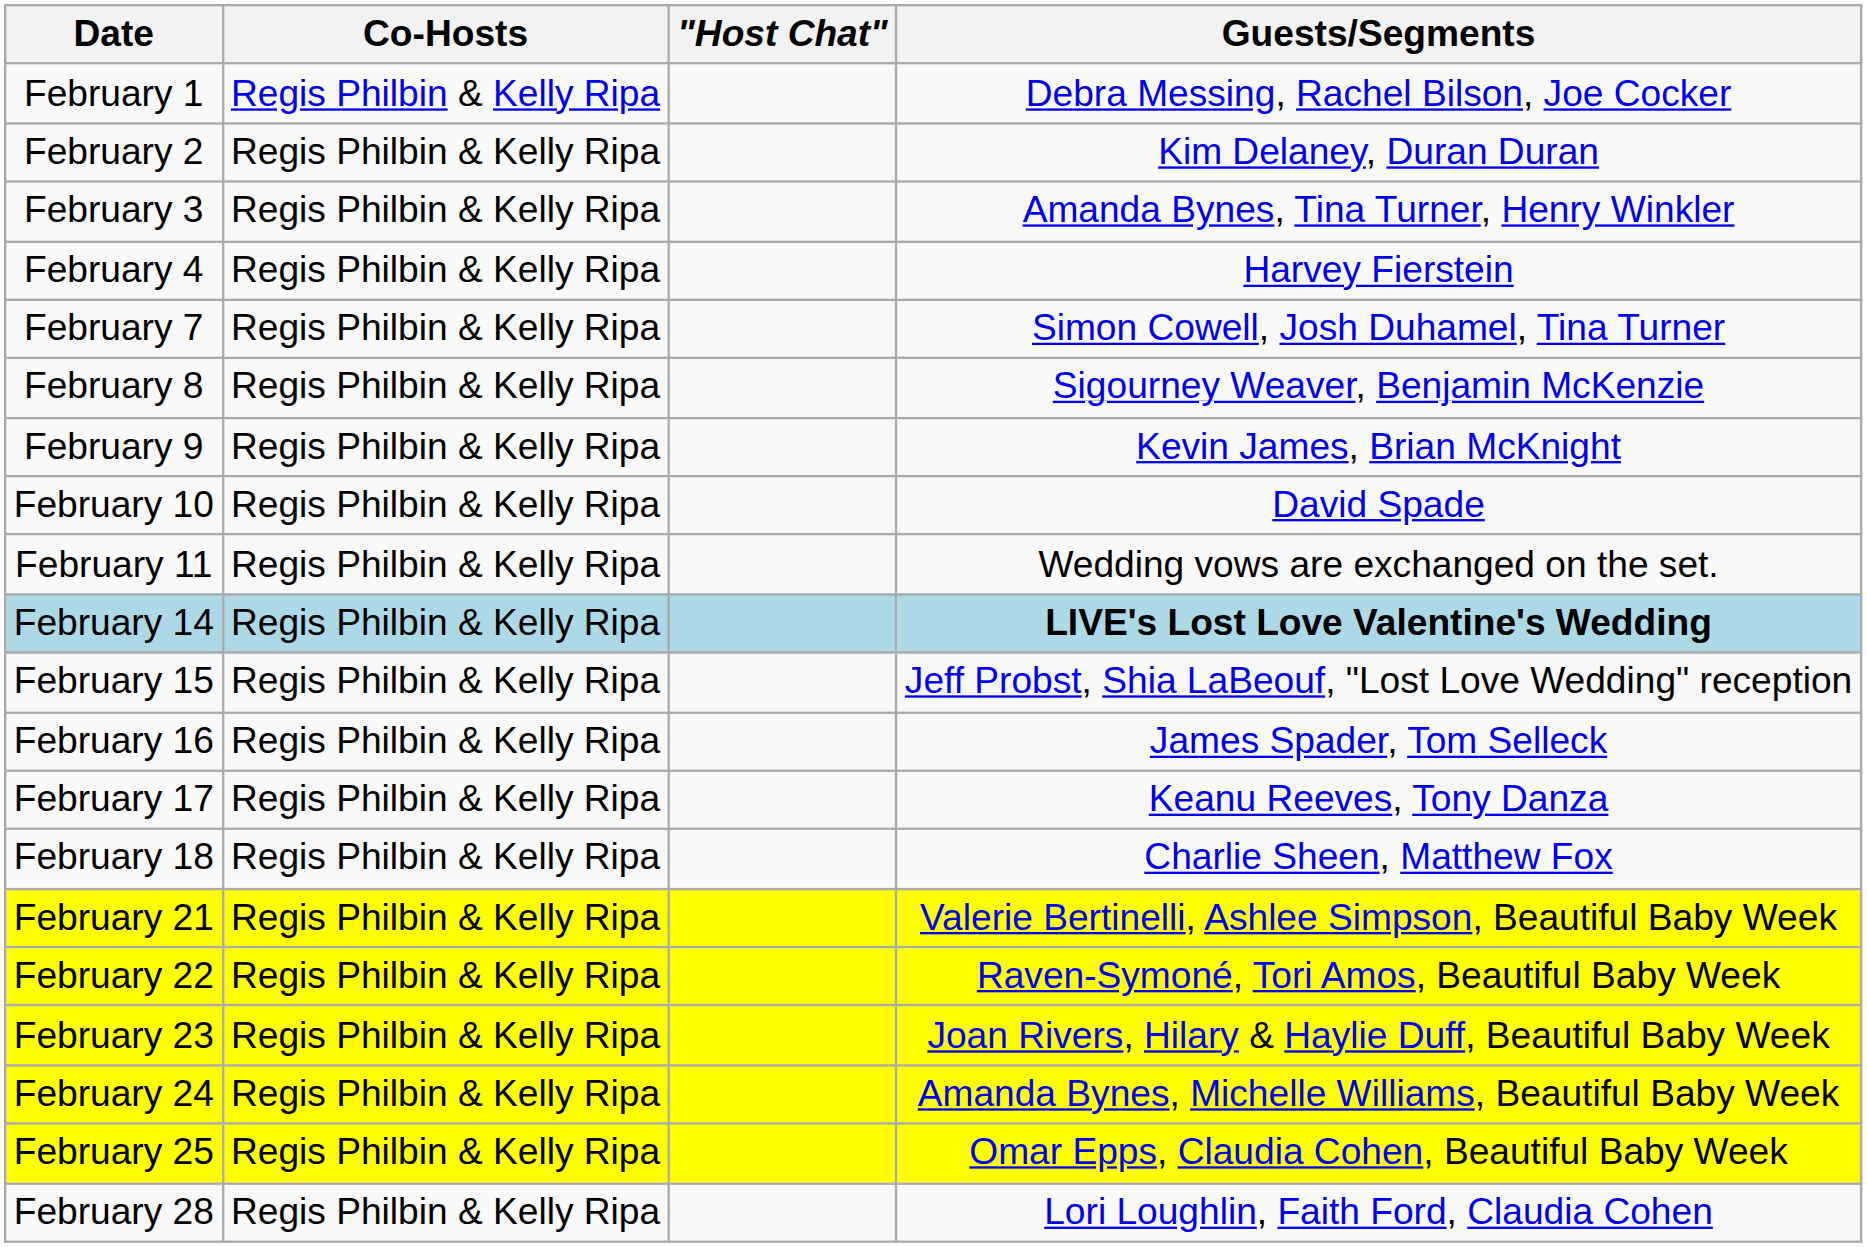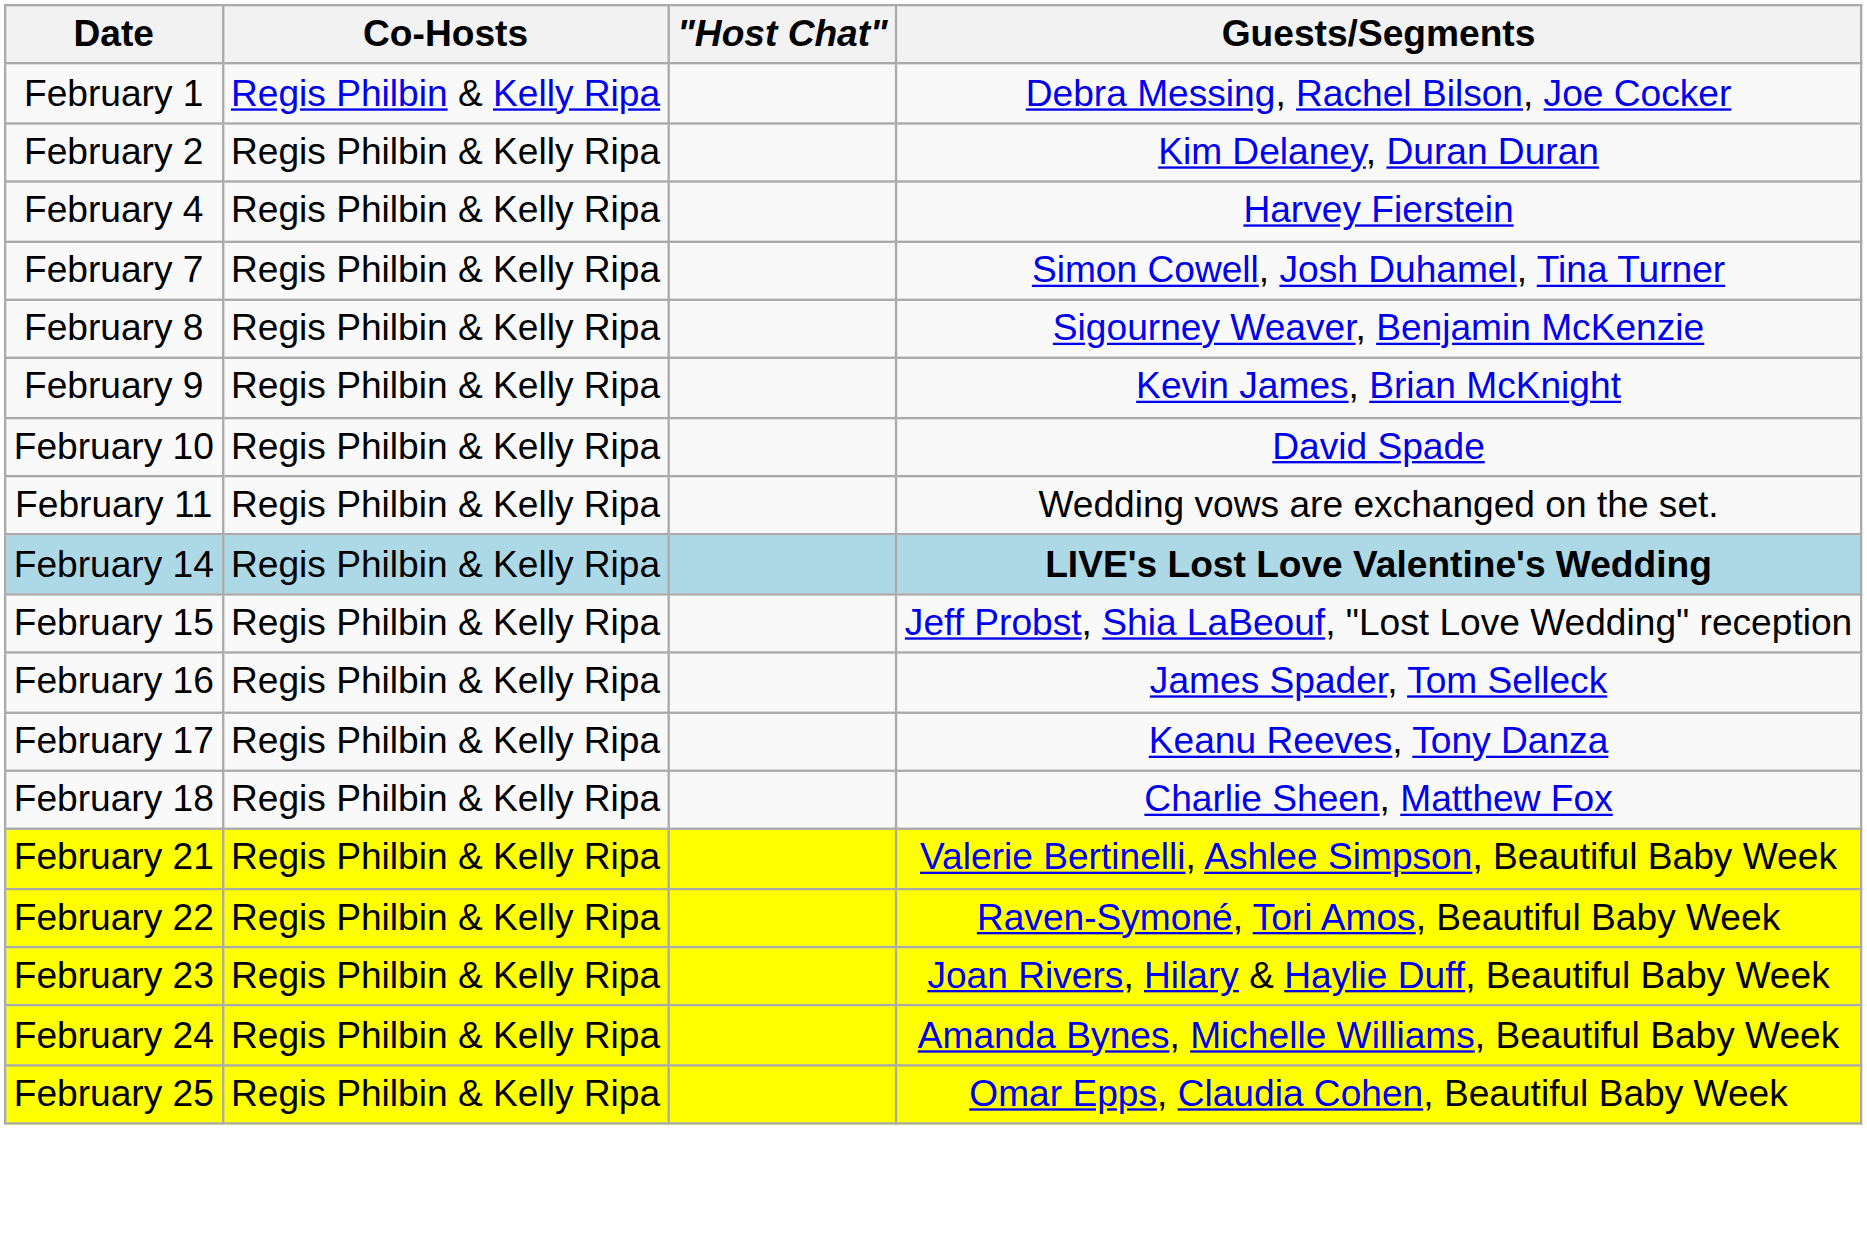- row: (114, 210)
- row: (114, 1211)
